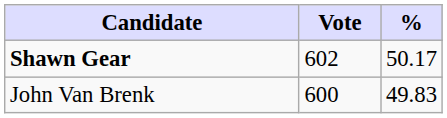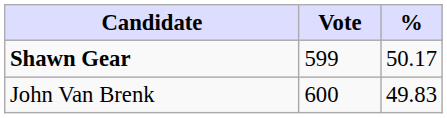(321, 58) 602 -> (321, 58) 599
